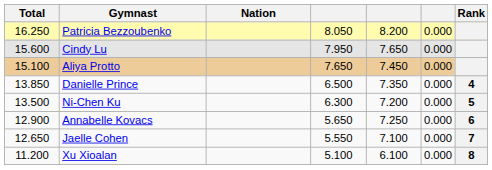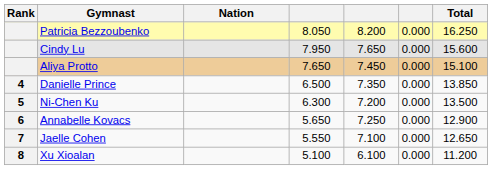columns swapped: (471, 13) <-> (32, 13)
